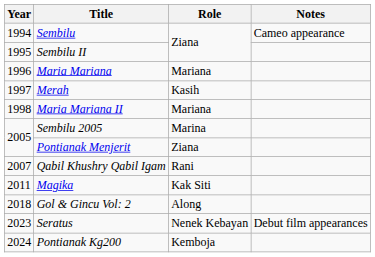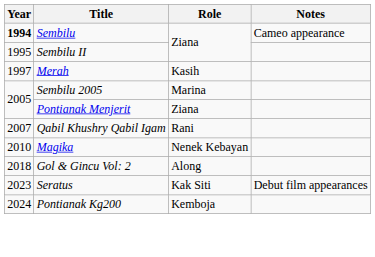(19, 33) normal -> (19, 33) bold
- row: (74, 71)
- row: (80, 109)
(19, 185) 2011 -> (19, 147) 2010
(191, 185) Kak Siti -> (210, 147) Nenek Kebayan
(210, 223) Nenek Kebayan -> (191, 185) Kak Siti
